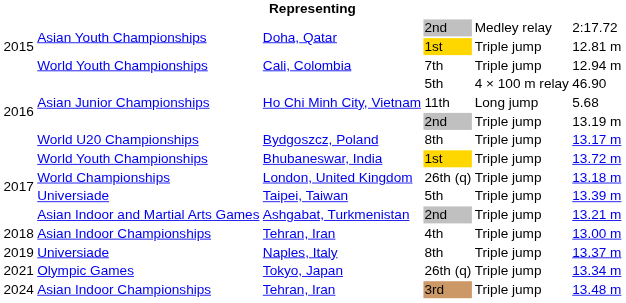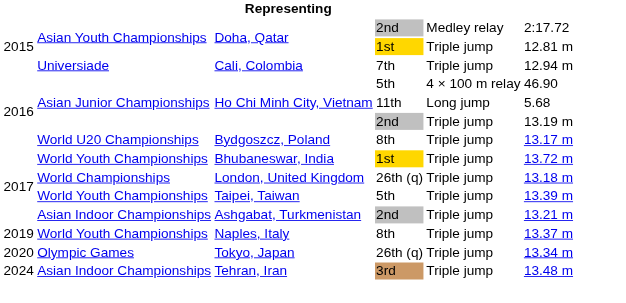(123, 65) World Youth Championships -> (73, 65) Universiade
(73, 196) Universiade -> (123, 196) World Youth Championships
(148, 214) Asian Indoor and Martial Arts Games -> (124, 214) Asian Indoor Championships
- row: (299, 233)
(73, 252) Universiade -> (123, 233) World Youth Championships
(19, 271) 2021 -> (19, 252) 2020
